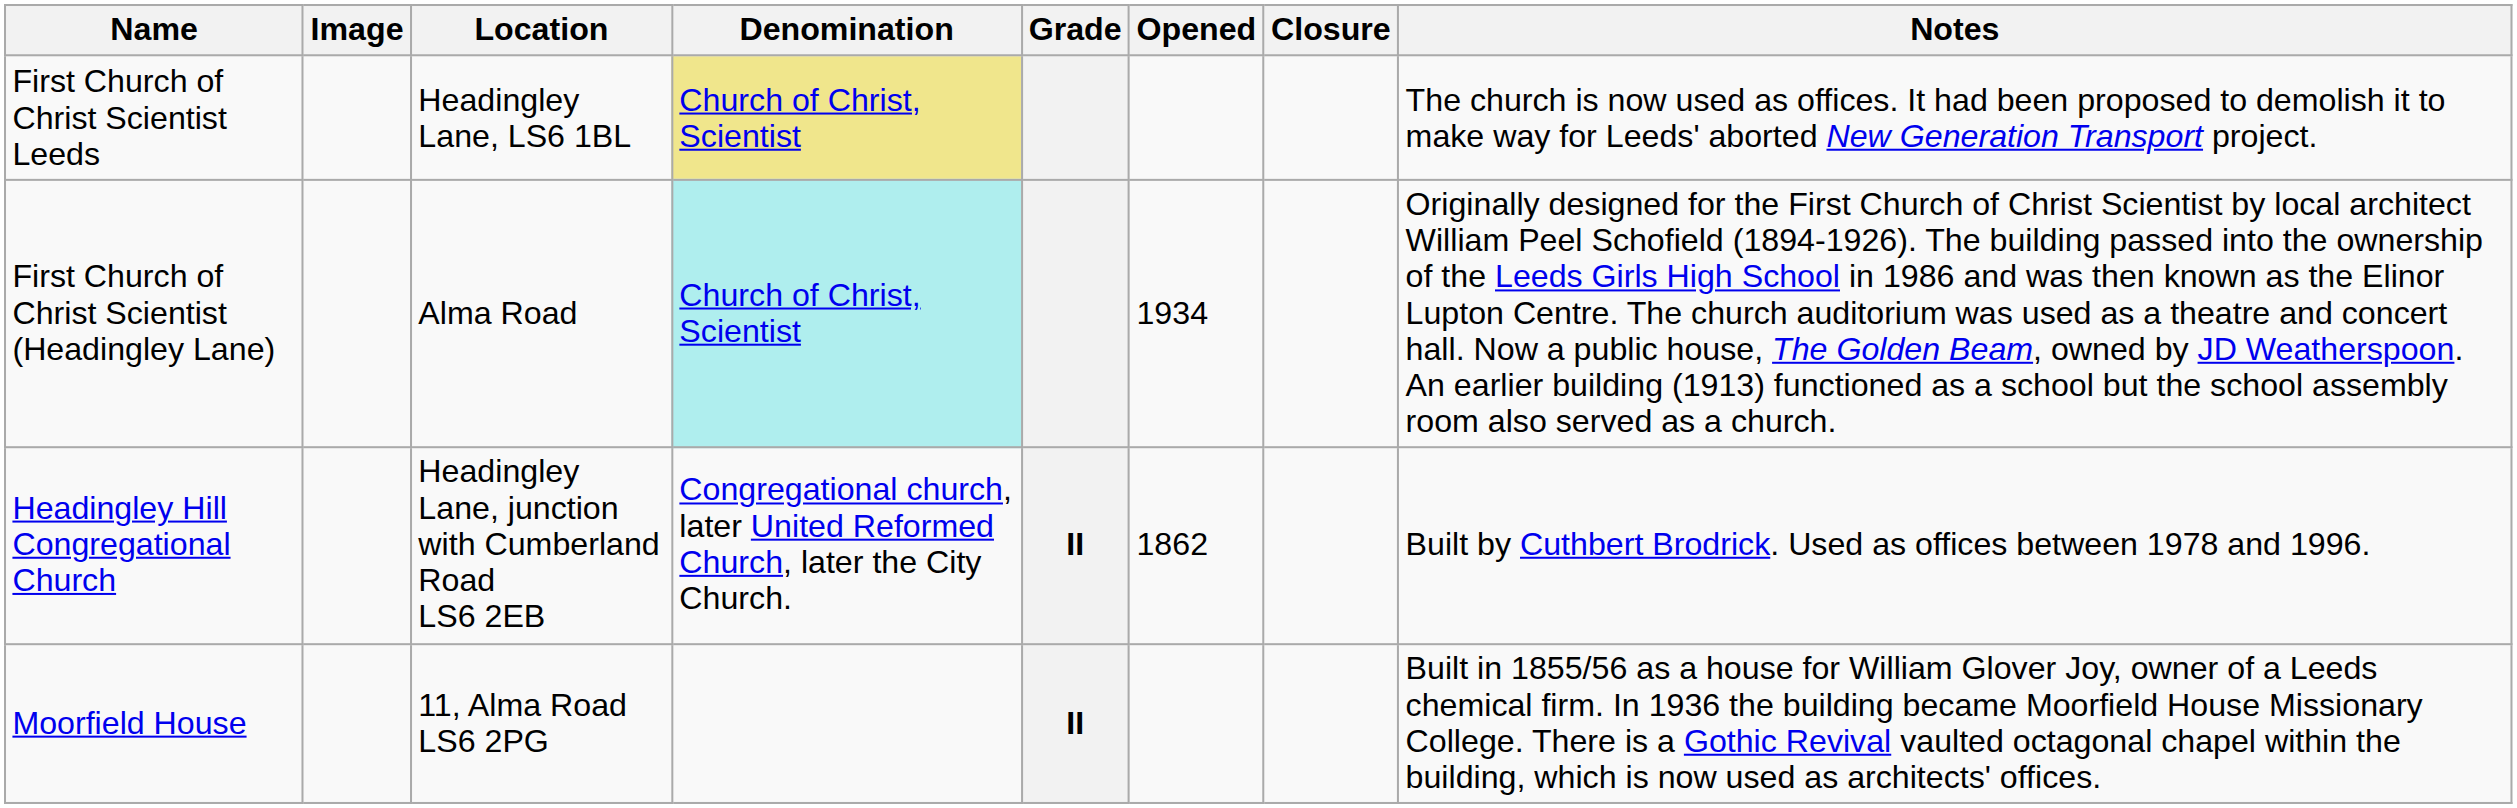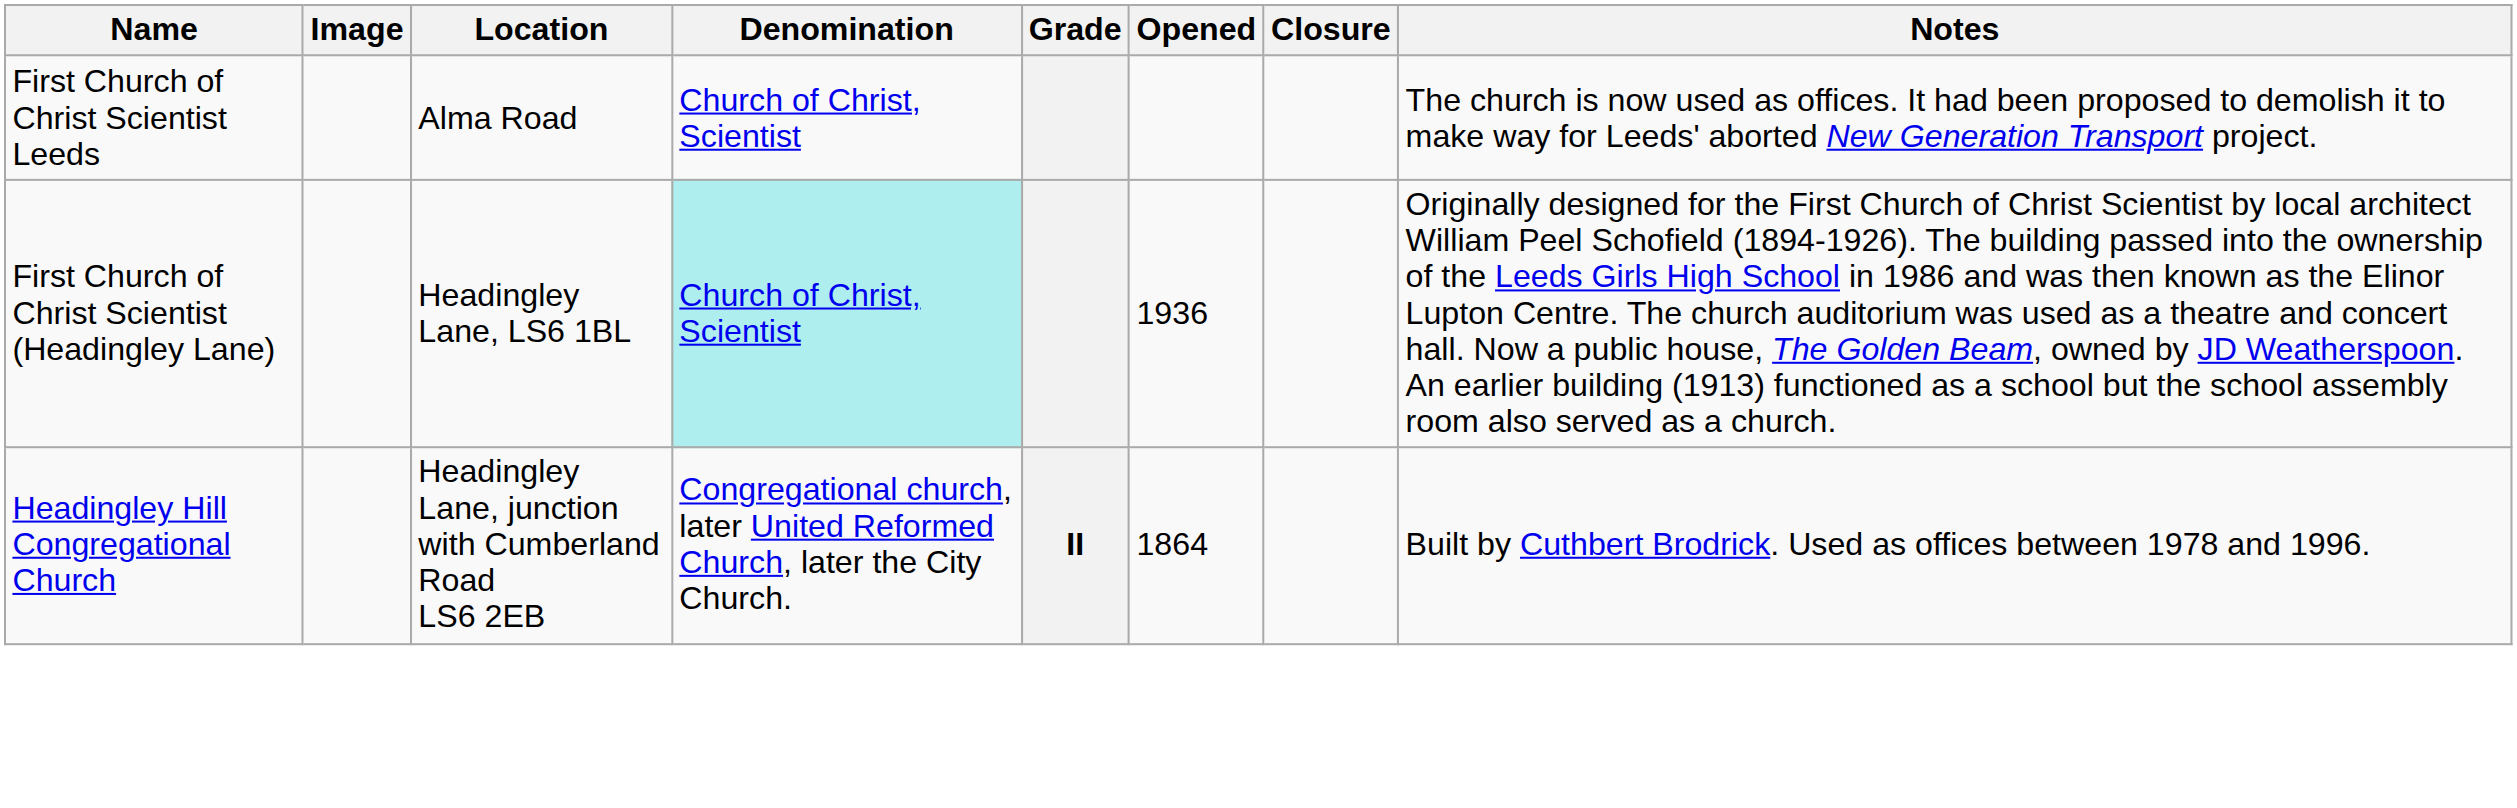(525, 117) Headingley Lane, LS6 1BL -> (498, 117) Alma Road
(800, 117) khaki background -> (800, 117) no background
(498, 312) Alma Road -> (525, 312) Headingley Lane, LS6 1BL
(1172, 312) 1934 -> (1172, 312) 1936
(1172, 544) 1862 -> (1172, 544) 1864
- row: (129, 722)
